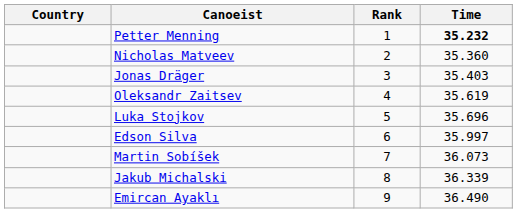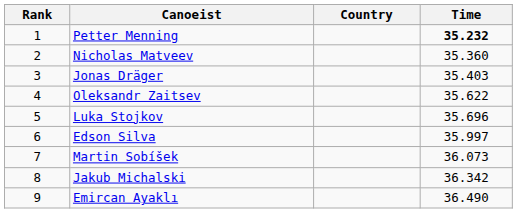columns swapped: (387, 15) <-> (58, 15)
(466, 96) 35.619 -> (466, 96) 35.622
(466, 177) 36.339 -> (466, 177) 36.342
